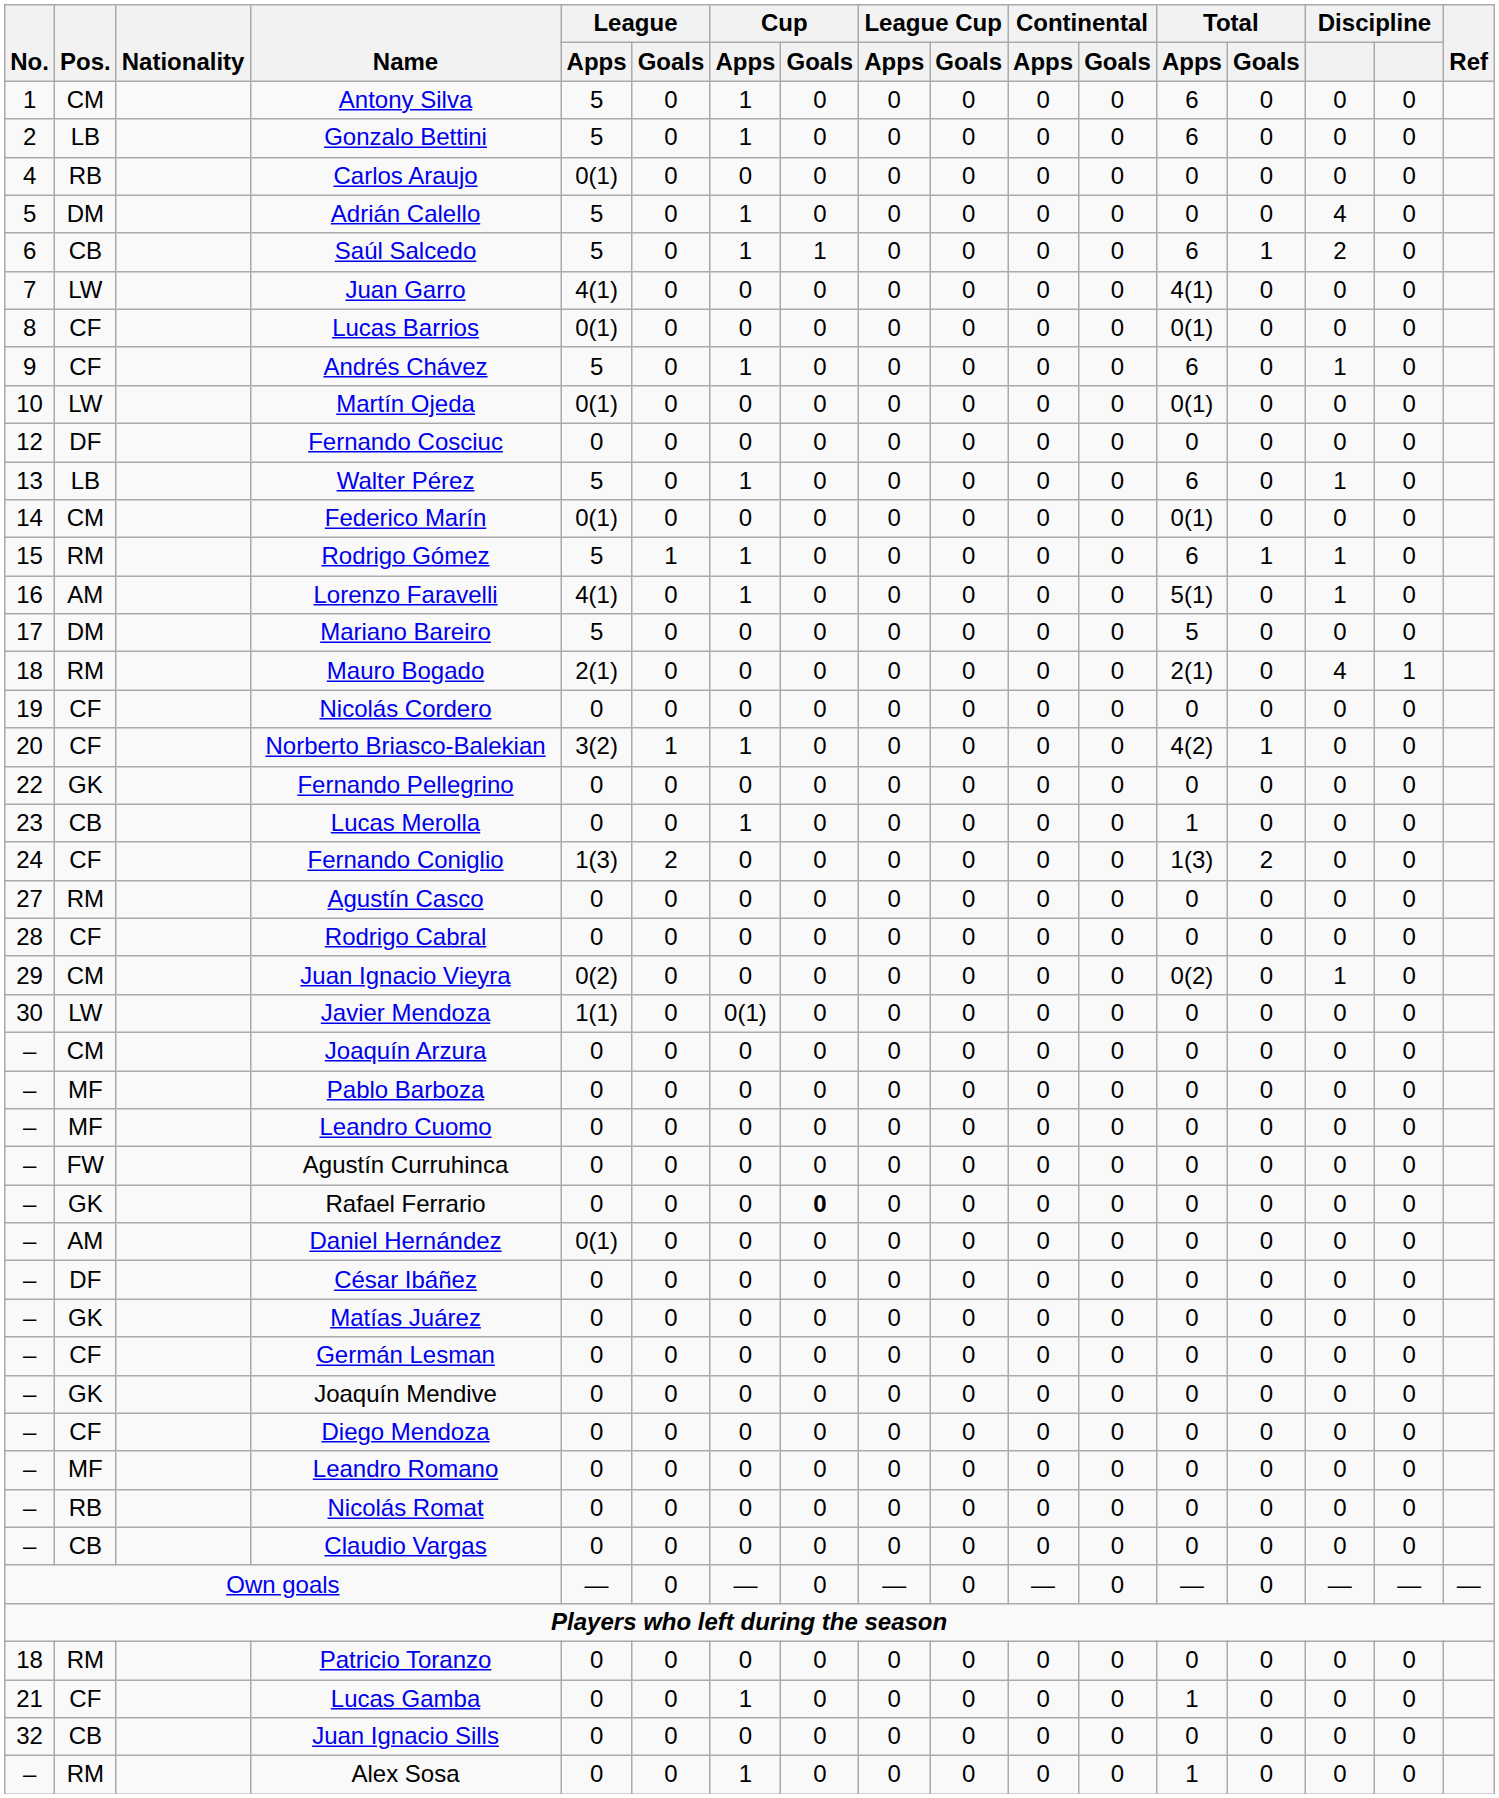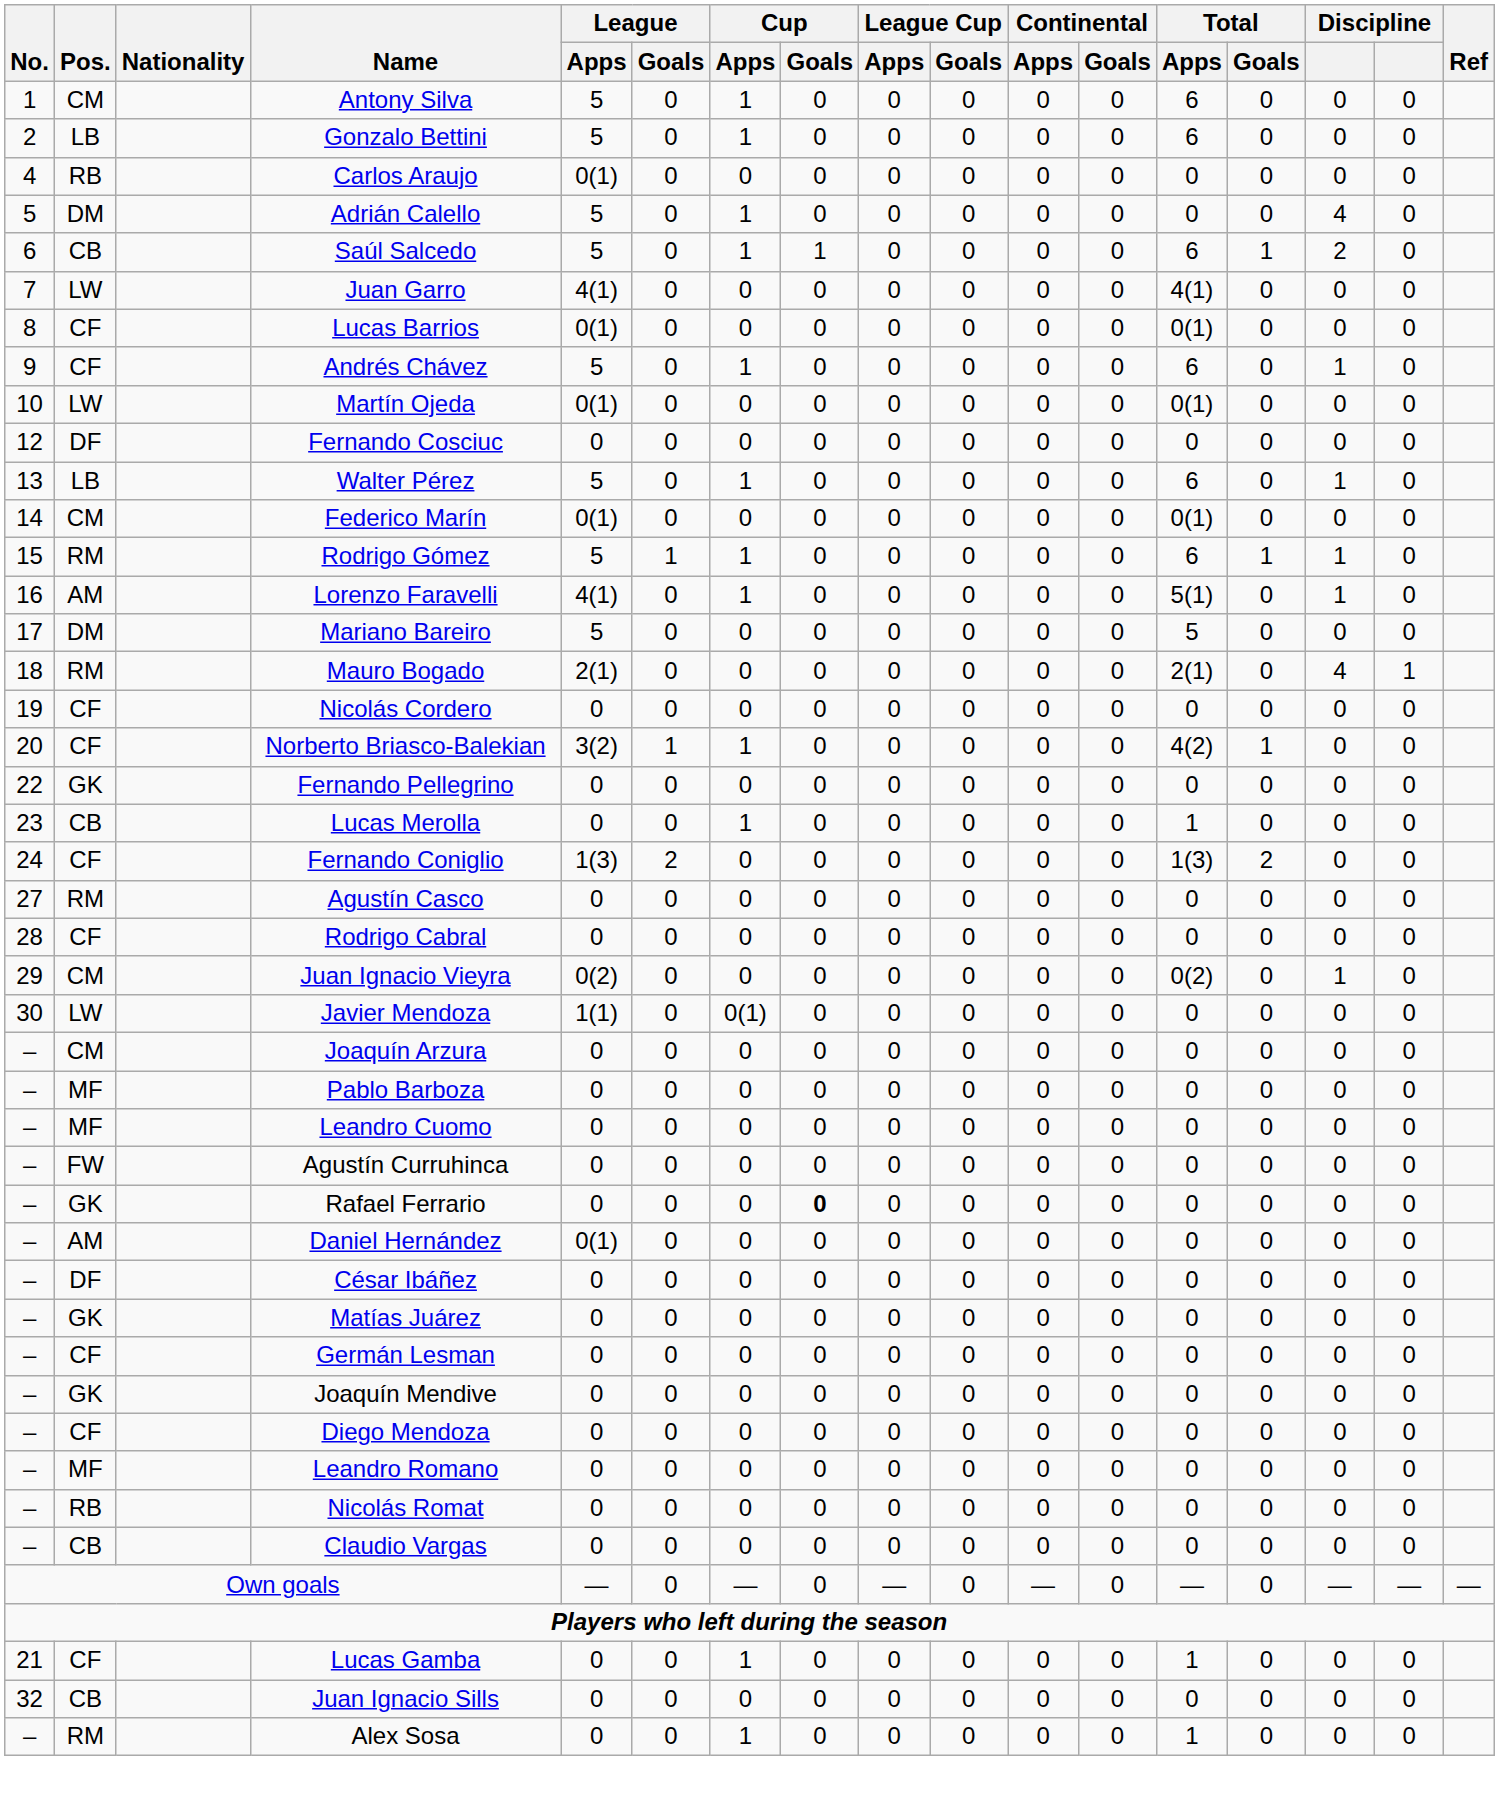- row: (406, 1660)
